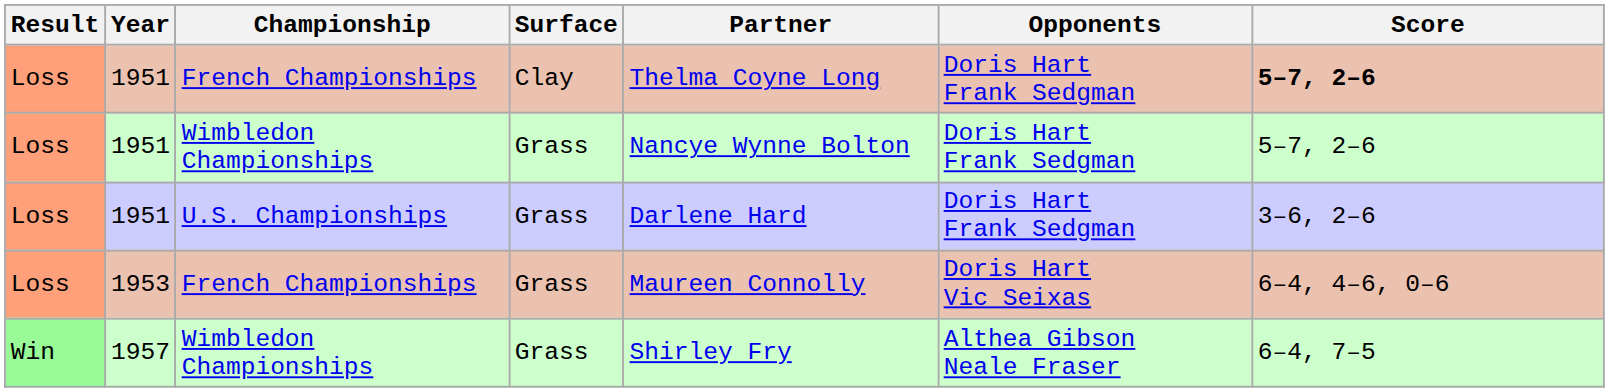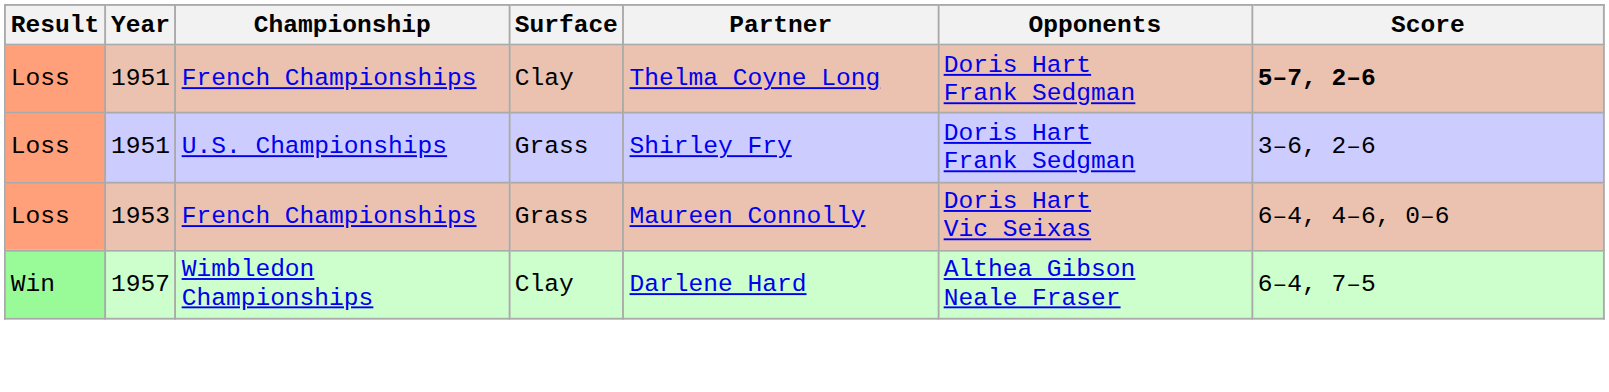- row: (140, 148)
(718, 216) Darlene Hard -> (711, 148) Shirley Fry
(552, 353) Grass -> (544, 284) Clay
(711, 353) Shirley Fry -> (718, 284) Darlene Hard
